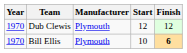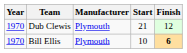(143, 26) 12 -> (143, 26) 21
